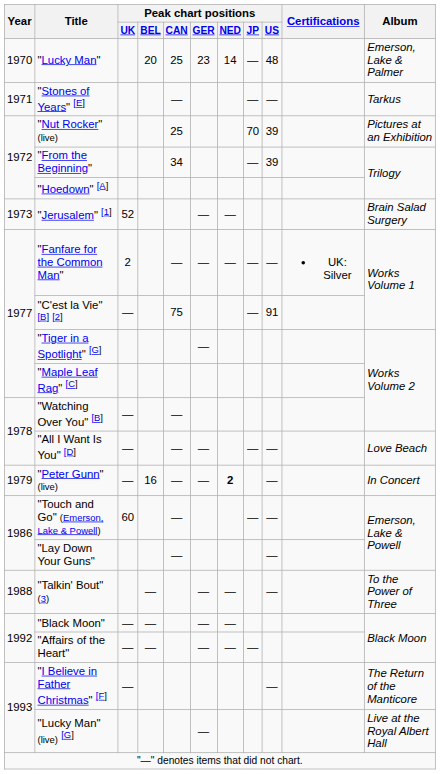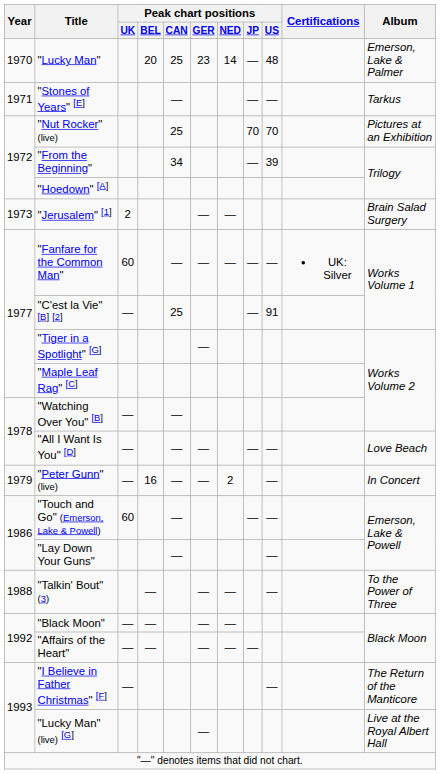(272, 131) 39 -> (272, 131) 70
(128, 214) 52 -> (128, 214) 2
(128, 262) 2 -> (128, 262) 60
(177, 312) 75 -> (177, 312) 25
(230, 480) bold -> (230, 480) normal
